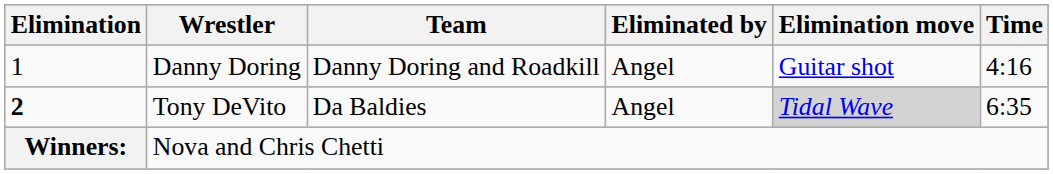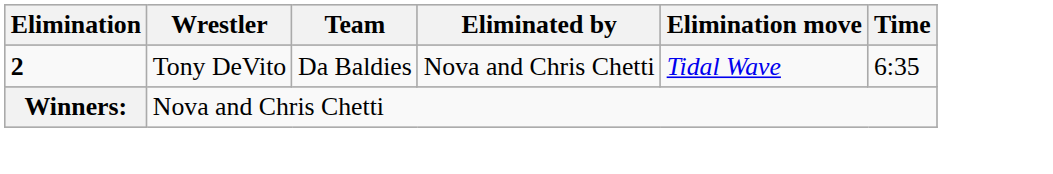- row: (227, 65)
(643, 106) Angel -> (539, 65) Nova and Chris Chetti
(836, 106) lightgrey background -> (724, 65) no background
